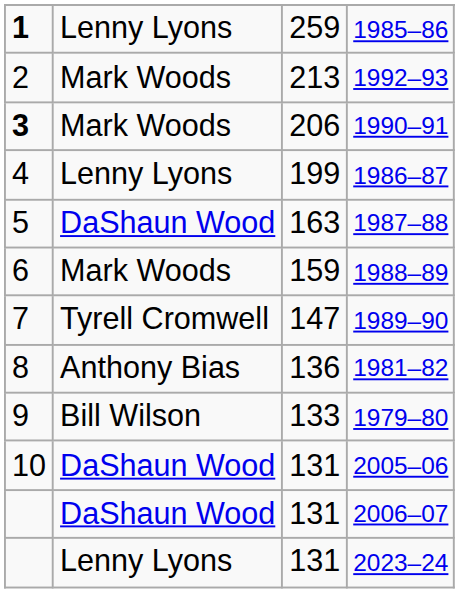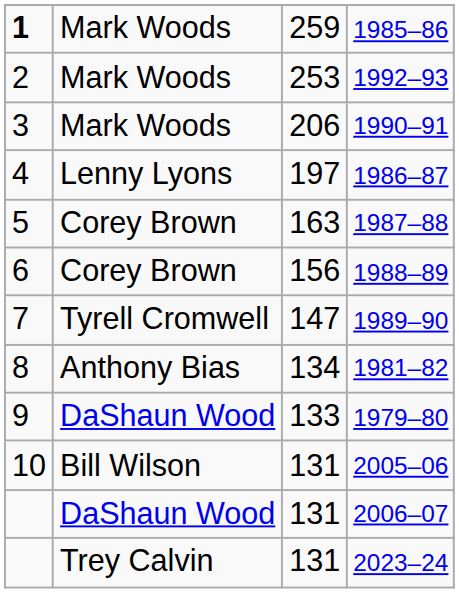(146, 28) Lenny Lyons -> (146, 28) Mark Woods
(315, 77) 213 -> (315, 77) 253
(21, 125) bold -> (21, 125) normal
(315, 174) 199 -> (315, 174) 197
(168, 222) DaShaun Wood -> (148, 222) Corey Brown
(146, 271) Mark Woods -> (148, 271) Corey Brown
(315, 271) 159 -> (315, 271) 156
(315, 367) 136 -> (315, 367) 134
(131, 416) Bill Wilson -> (168, 416) DaShaun Wood
(168, 464) DaShaun Wood -> (131, 464) Bill Wilson
(146, 561) Lenny Lyons -> (137, 561) Trey Calvin
